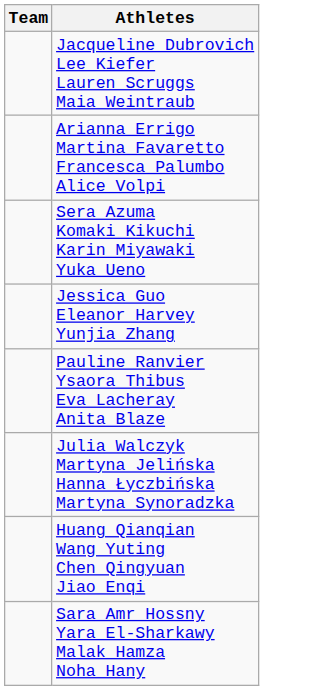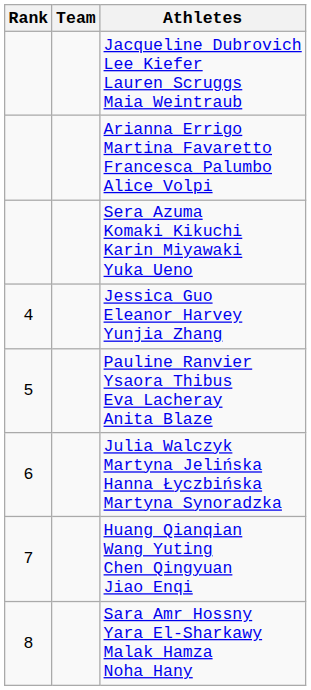+ column: (28, 18)
